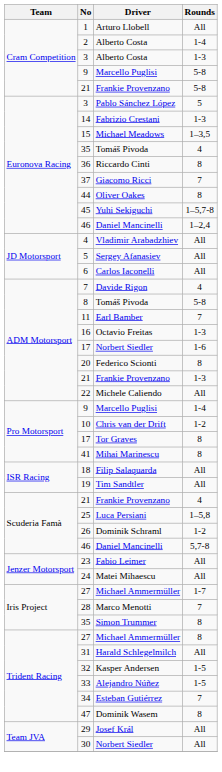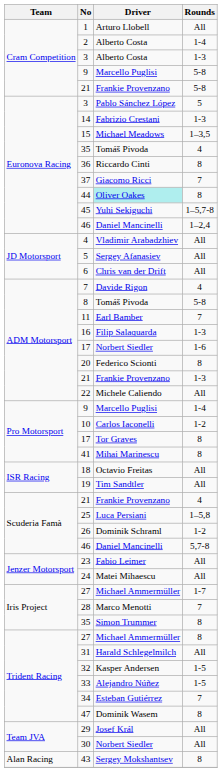(120, 194) no background -> (120, 194) paleturquoise background
(125, 271) Carlos Iaconelli -> (131, 271) Chris van der Drift
(124, 332) Octavio Freitas -> (126, 332) Filip Salaquarda
(131, 423) Chris van der Drift -> (125, 423) Carlos Iaconelli
(126, 469) Filip Salaquarda -> (124, 469) Octavio Freitas
+ row: (86, 759)
